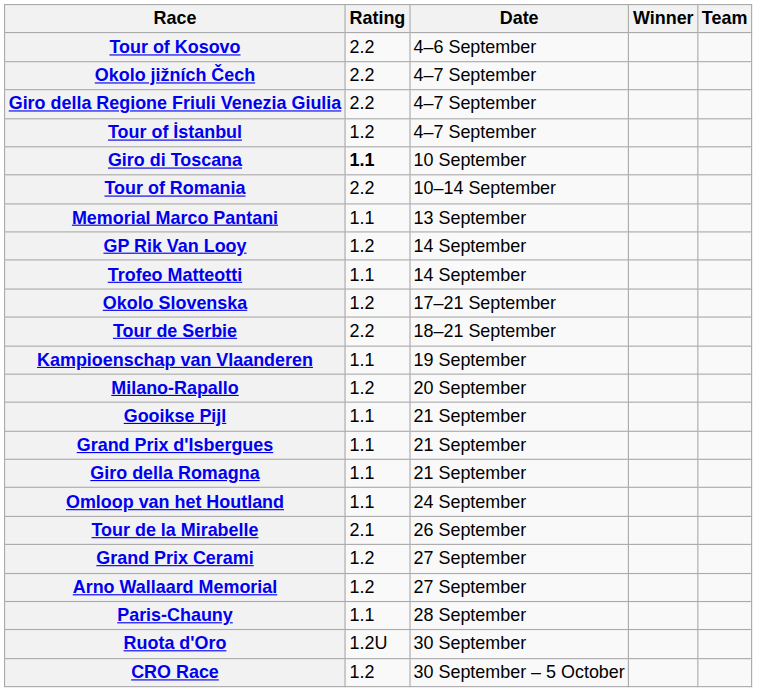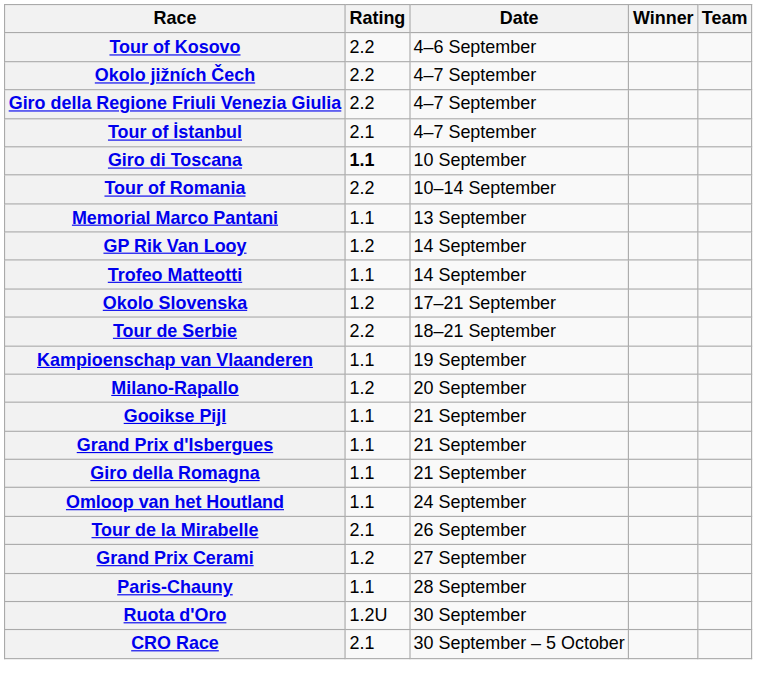(362, 132) 1.2 -> (362, 132) 2.1
- row: (175, 587)
(362, 672) 1.2 -> (362, 643) 2.1
